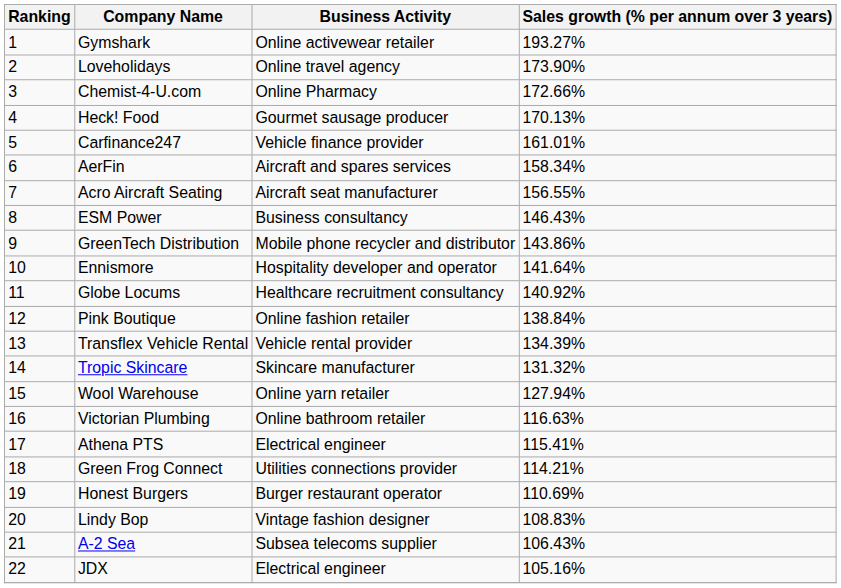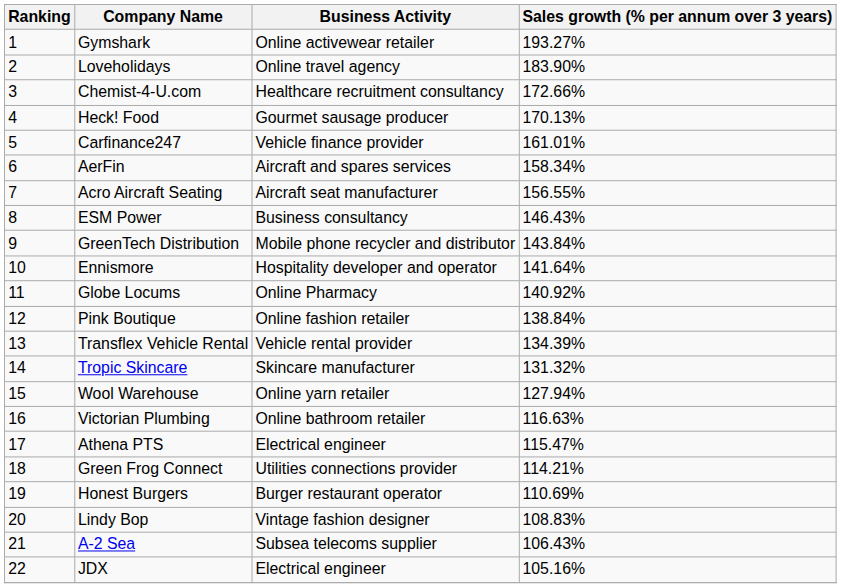(554, 67) 173.90% -> (554, 67) 183.90%
(316, 92) Online Pharmacy -> (380, 92) Healthcare recruitment consultancy
(554, 243) 143.86% -> (554, 243) 143.84%
(380, 293) Healthcare recruitment consultancy -> (316, 293) Online Pharmacy
(553, 444) 115.41% -> (553, 444) 115.47%
